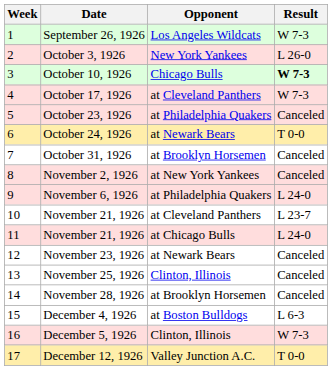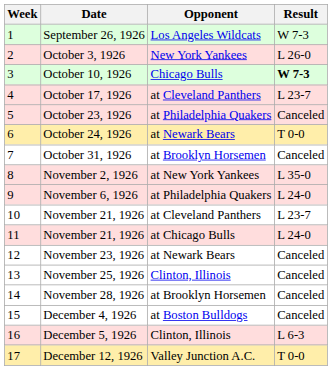(293, 94) W 7-3 -> (294, 94) L 23-7
(301, 174) Canceled -> (294, 174) L 35-0
(291, 315) L 6-3 -> (301, 315) Canceled
(293, 335) W 7-3 -> (291, 335) L 6-3
